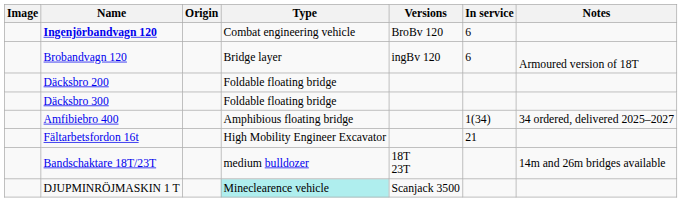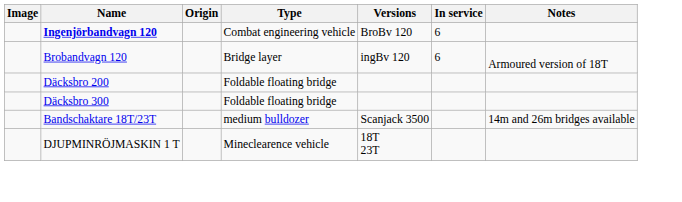- row: (81, 119)
- row: (91, 138)
(401, 163) 18T 23T -> (395, 119) Scanjack 3500
(276, 188) paleturquoise background -> (276, 144) no background
(426, 188) Scanjack 3500 -> (370, 144) 18T 23T
